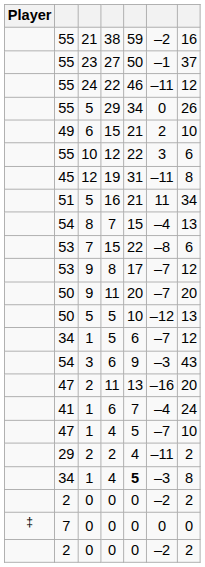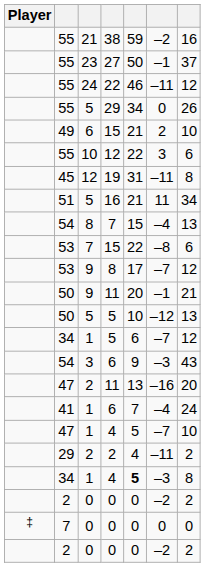(162, 293) –7 -> (162, 293) –1
(189, 293) 20 -> (189, 293) 21
